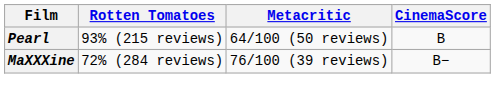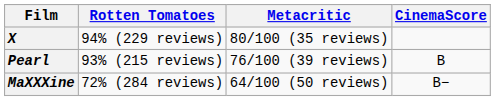+ row: (12, 39)
(309, 39) 64/100 (50 reviews) -> (309, 61) 76/100 (39 reviews)
(309, 61) 76/100 (39 reviews) -> (309, 84) 64/100 (50 reviews)
